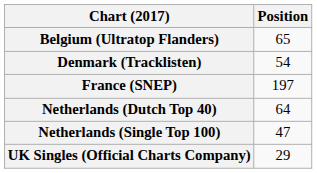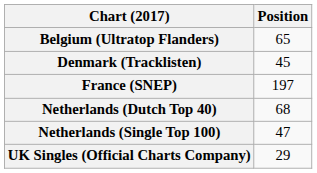(283, 62) 54 -> (283, 62) 45
(283, 109) 64 -> (283, 109) 68
